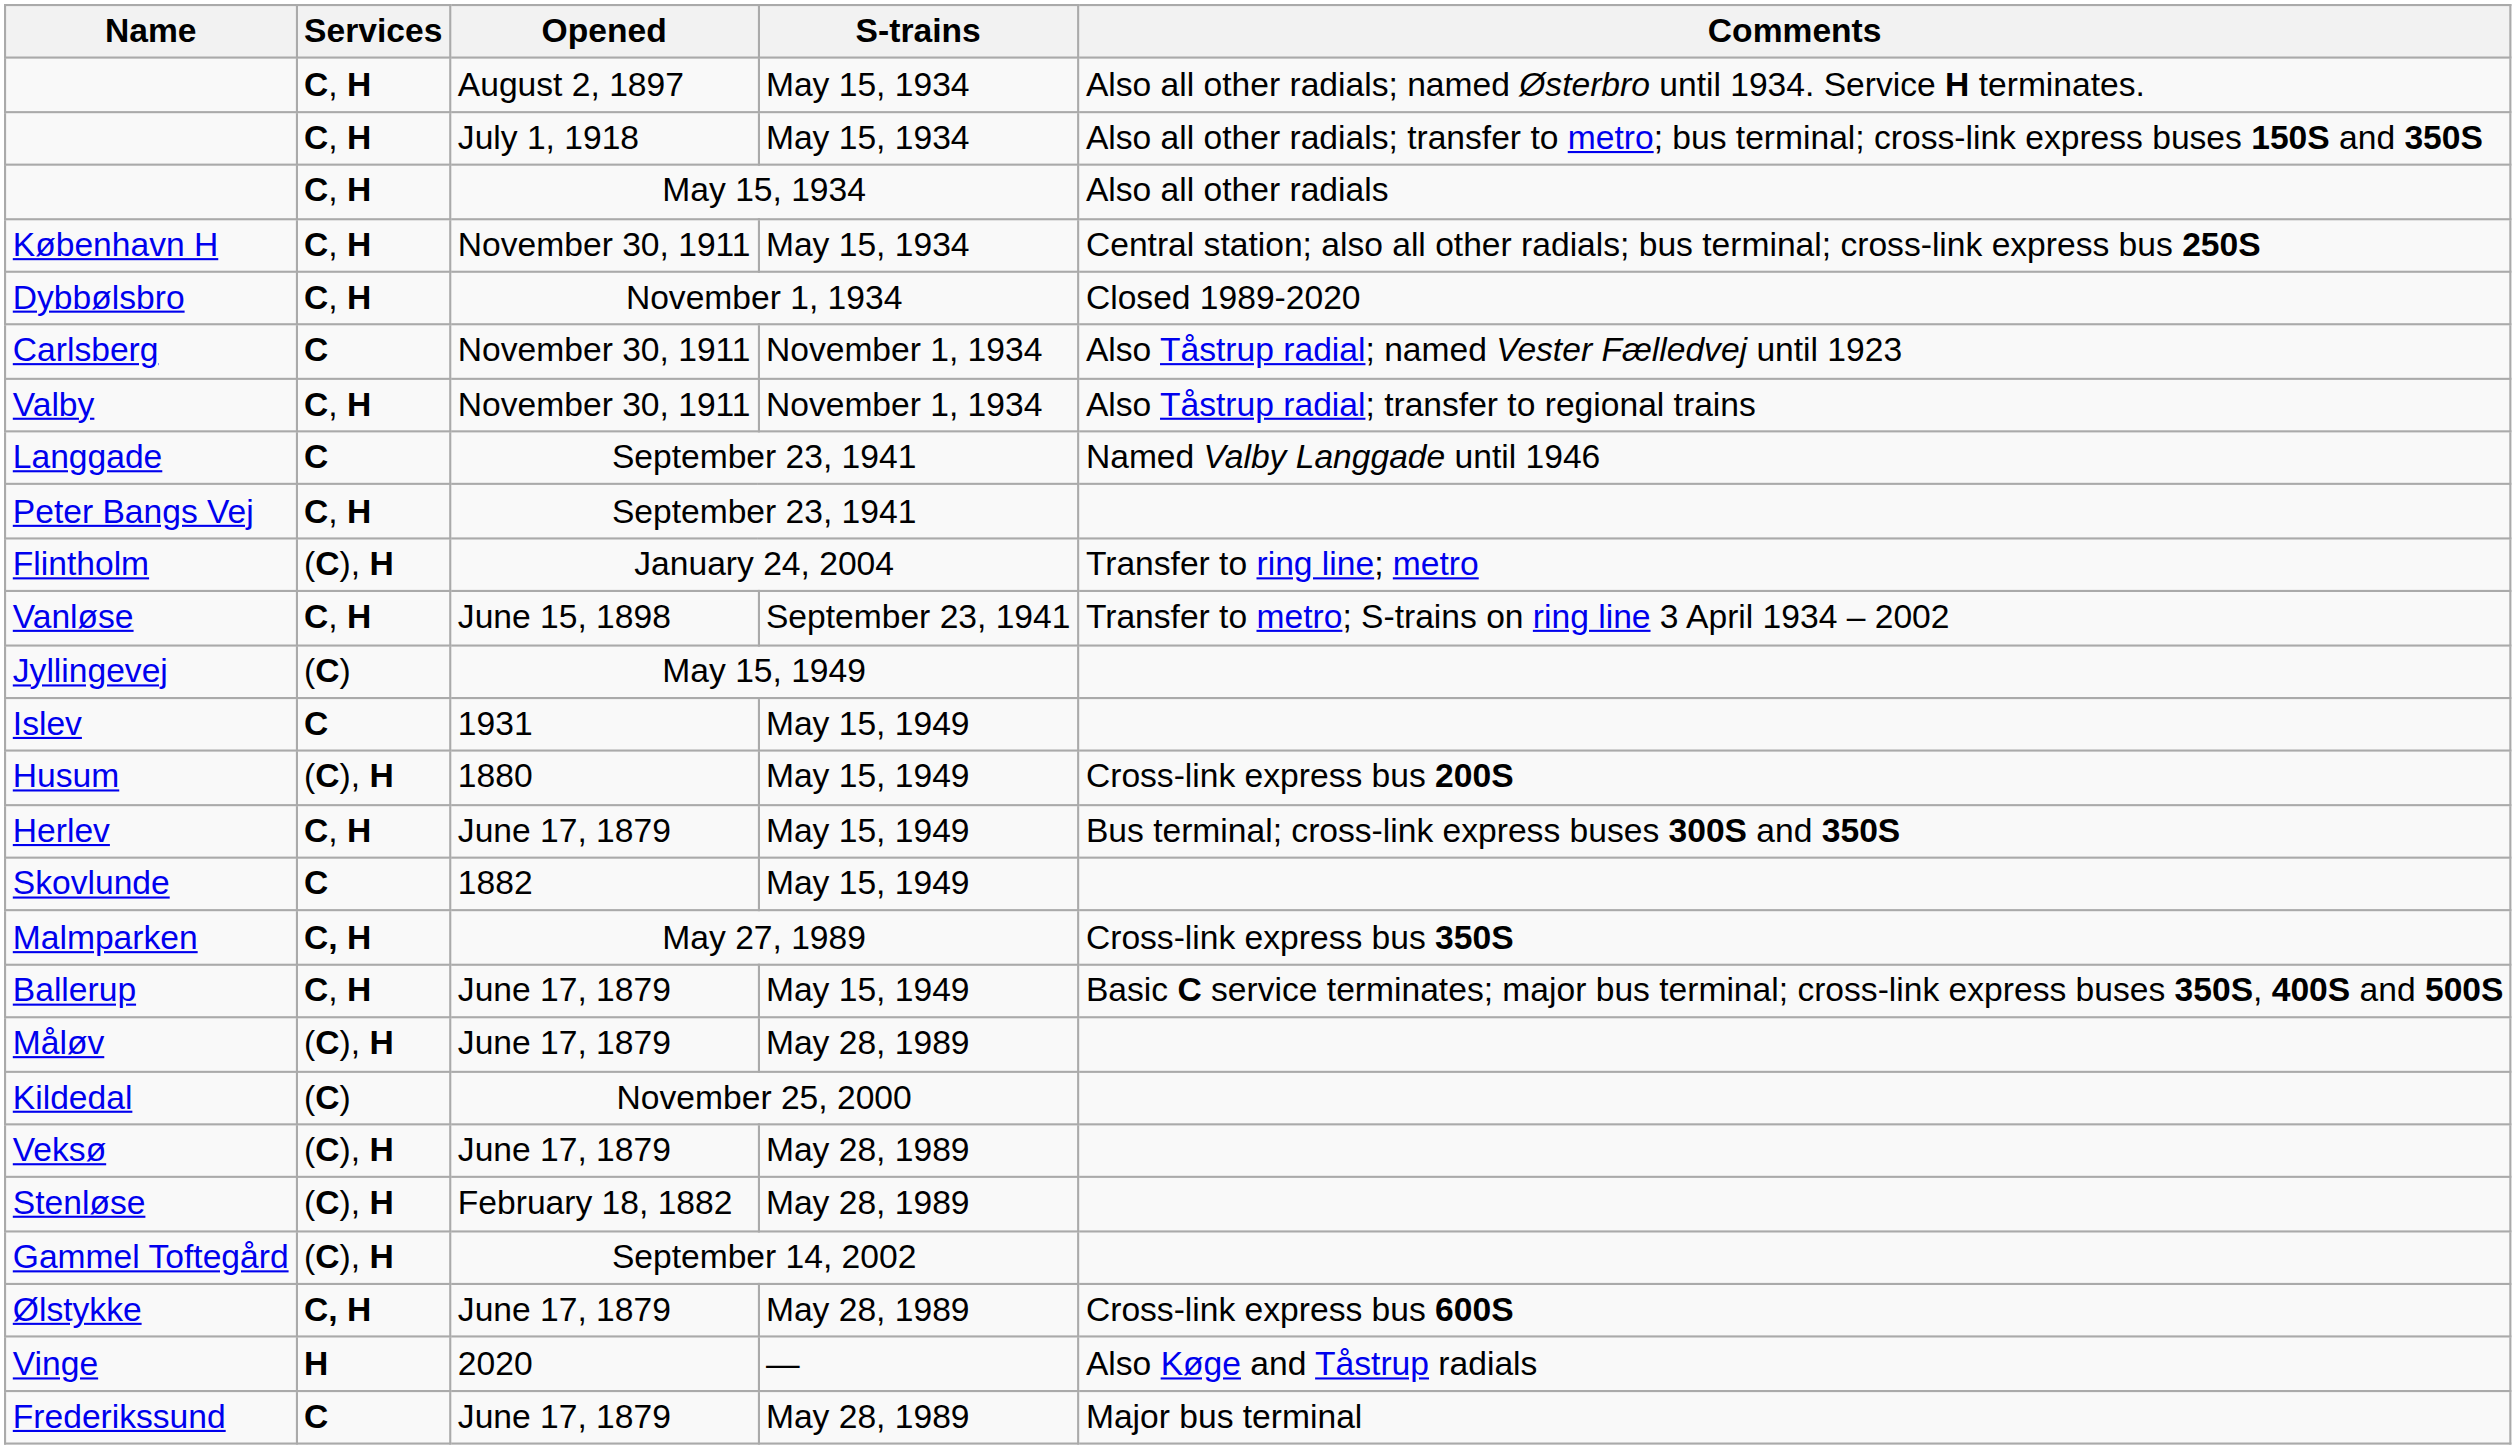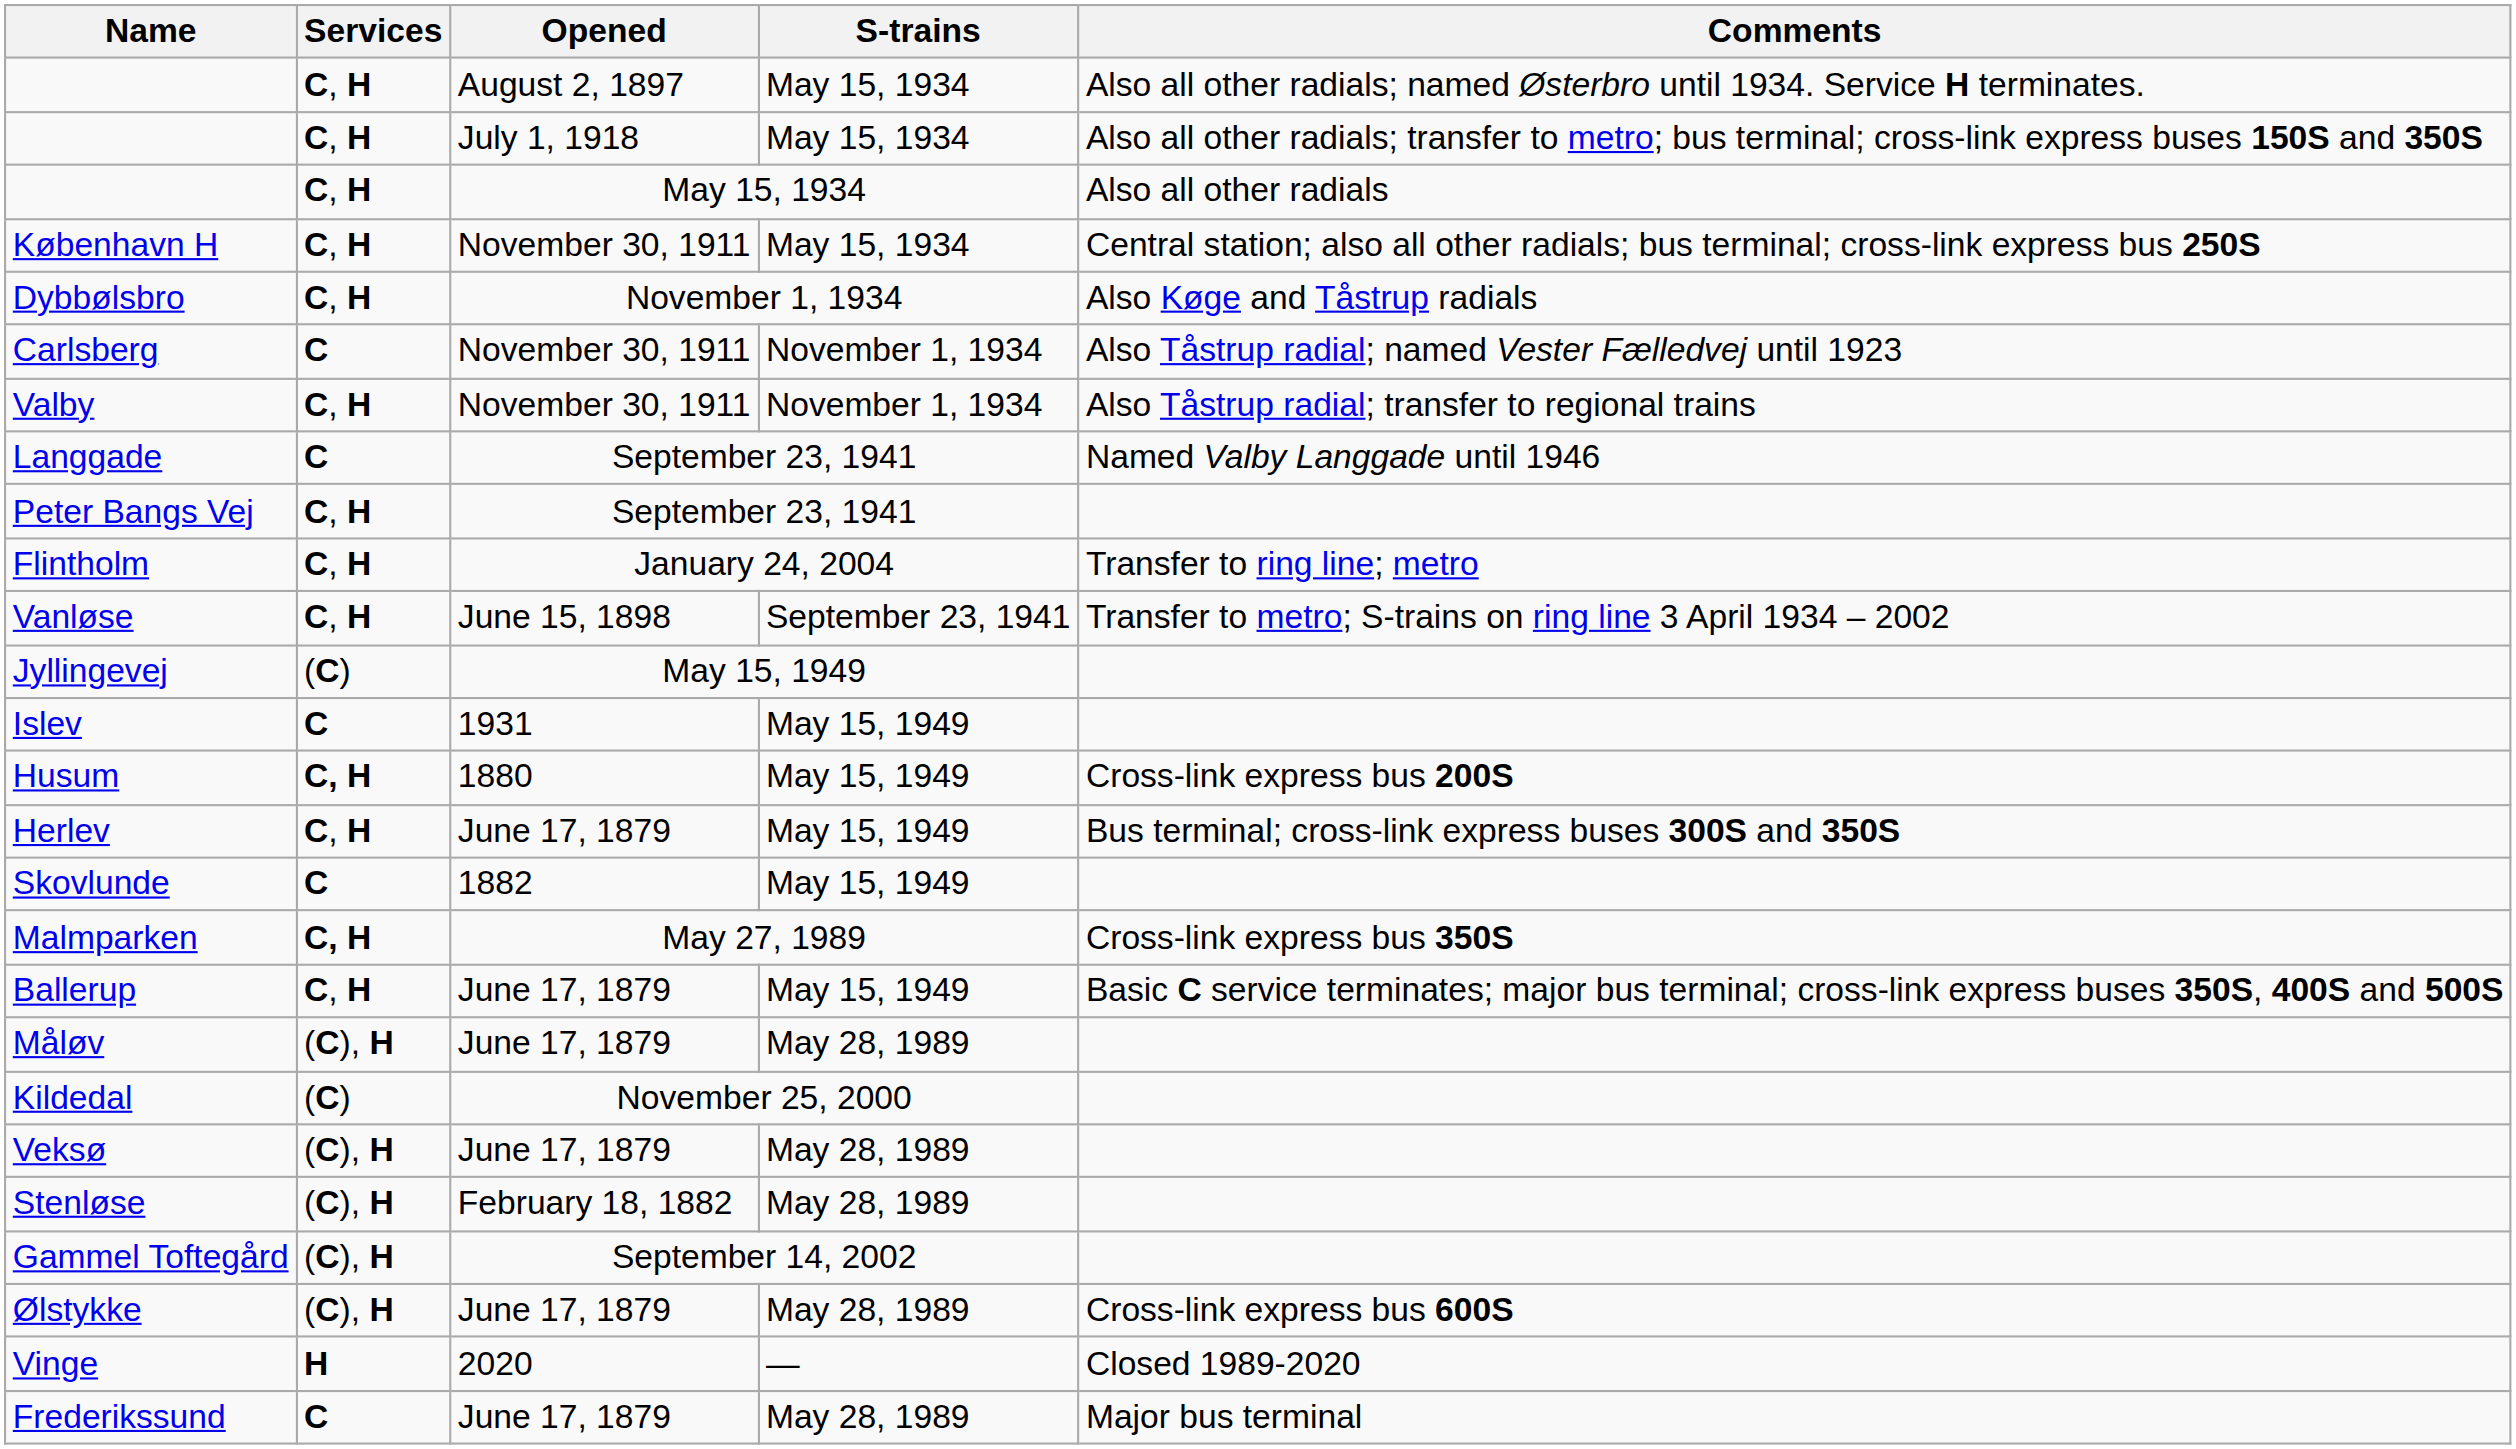(1223, 297) Closed 1989-2020 -> (1312, 297) Also Køge and Tåstrup radials
(349, 564) (C), H -> (338, 564) C, H
(349, 777) (C), H -> (338, 777) C, H
(338, 1310) C, H -> (349, 1310) (C), H
(1312, 1363) Also Køge and Tåstrup radials -> (1223, 1363) Closed 1989-2020
